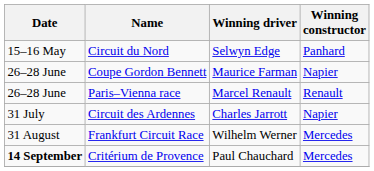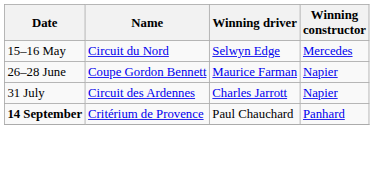(324, 51) Panhard -> (328, 51) Mercedes
- row: (134, 93)
- row: (146, 135)
(328, 156) Mercedes -> (324, 114) Panhard
